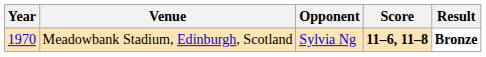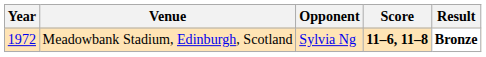(22, 39) 1970 -> (22, 39) 1972
